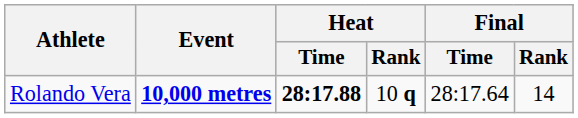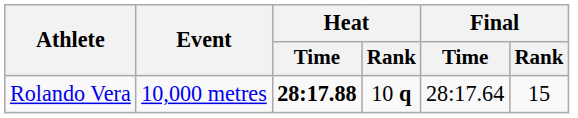(206, 94) bold -> (204, 94) normal
(543, 94) 14 -> (539, 94) 15
